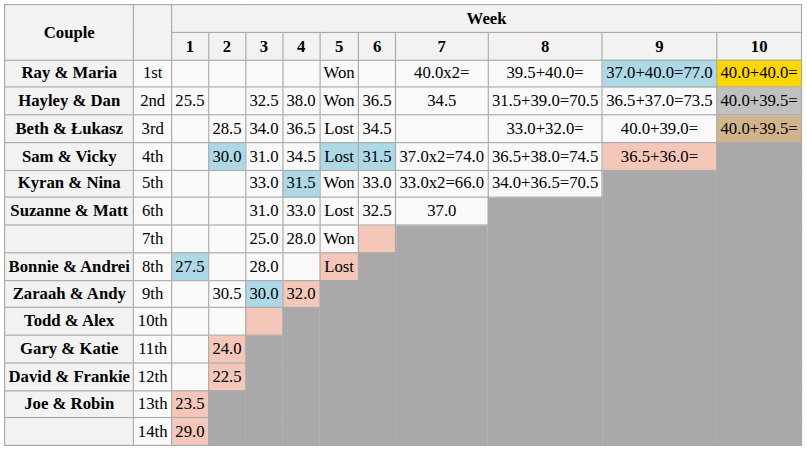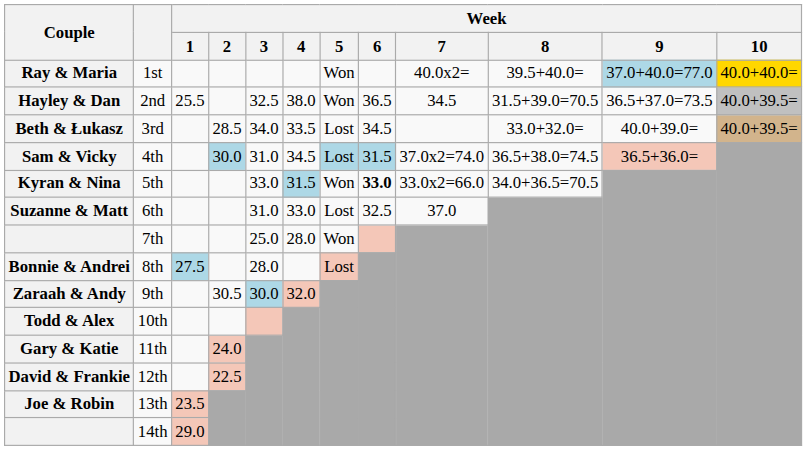(301, 128) 36.5 -> (301, 128) 33.5
(377, 183) normal -> (377, 183) bold
